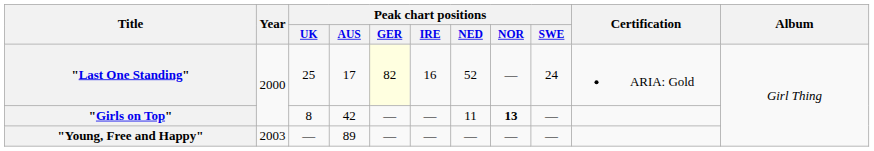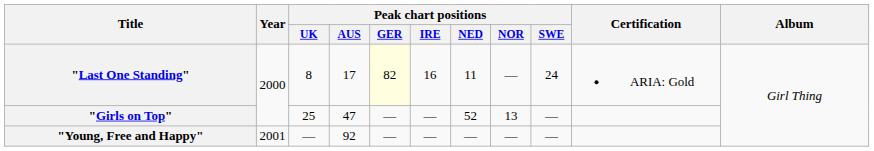(309, 74) 25 -> (309, 74) 8
(471, 74) 52 -> (471, 74) 11
(309, 115) 8 -> (309, 115) 25
(349, 115) 42 -> (349, 115) 47
(471, 115) 11 -> (471, 115) 52
(511, 115) bold -> (511, 115) normal
(273, 136) 2003 -> (273, 136) 2001
(349, 136) 89 -> (349, 136) 92
